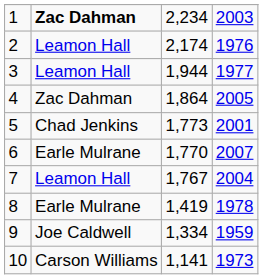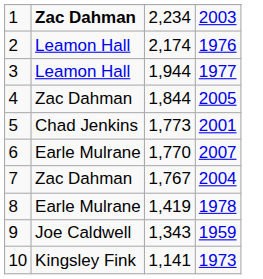(187, 98) 1,864 -> (170, 98) 1,844
(83, 179) Leamon Hall -> (84, 179) Zac Dahman
(187, 233) 1,334 -> (170, 233) 1,343
(96, 260) Carson Williams -> (86, 260) Kingsley Fink
